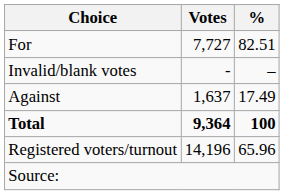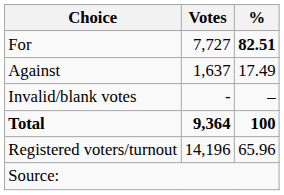(257, 44) normal -> (257, 44) bold
rows swapped: (34, 96) <-> (72, 70)
